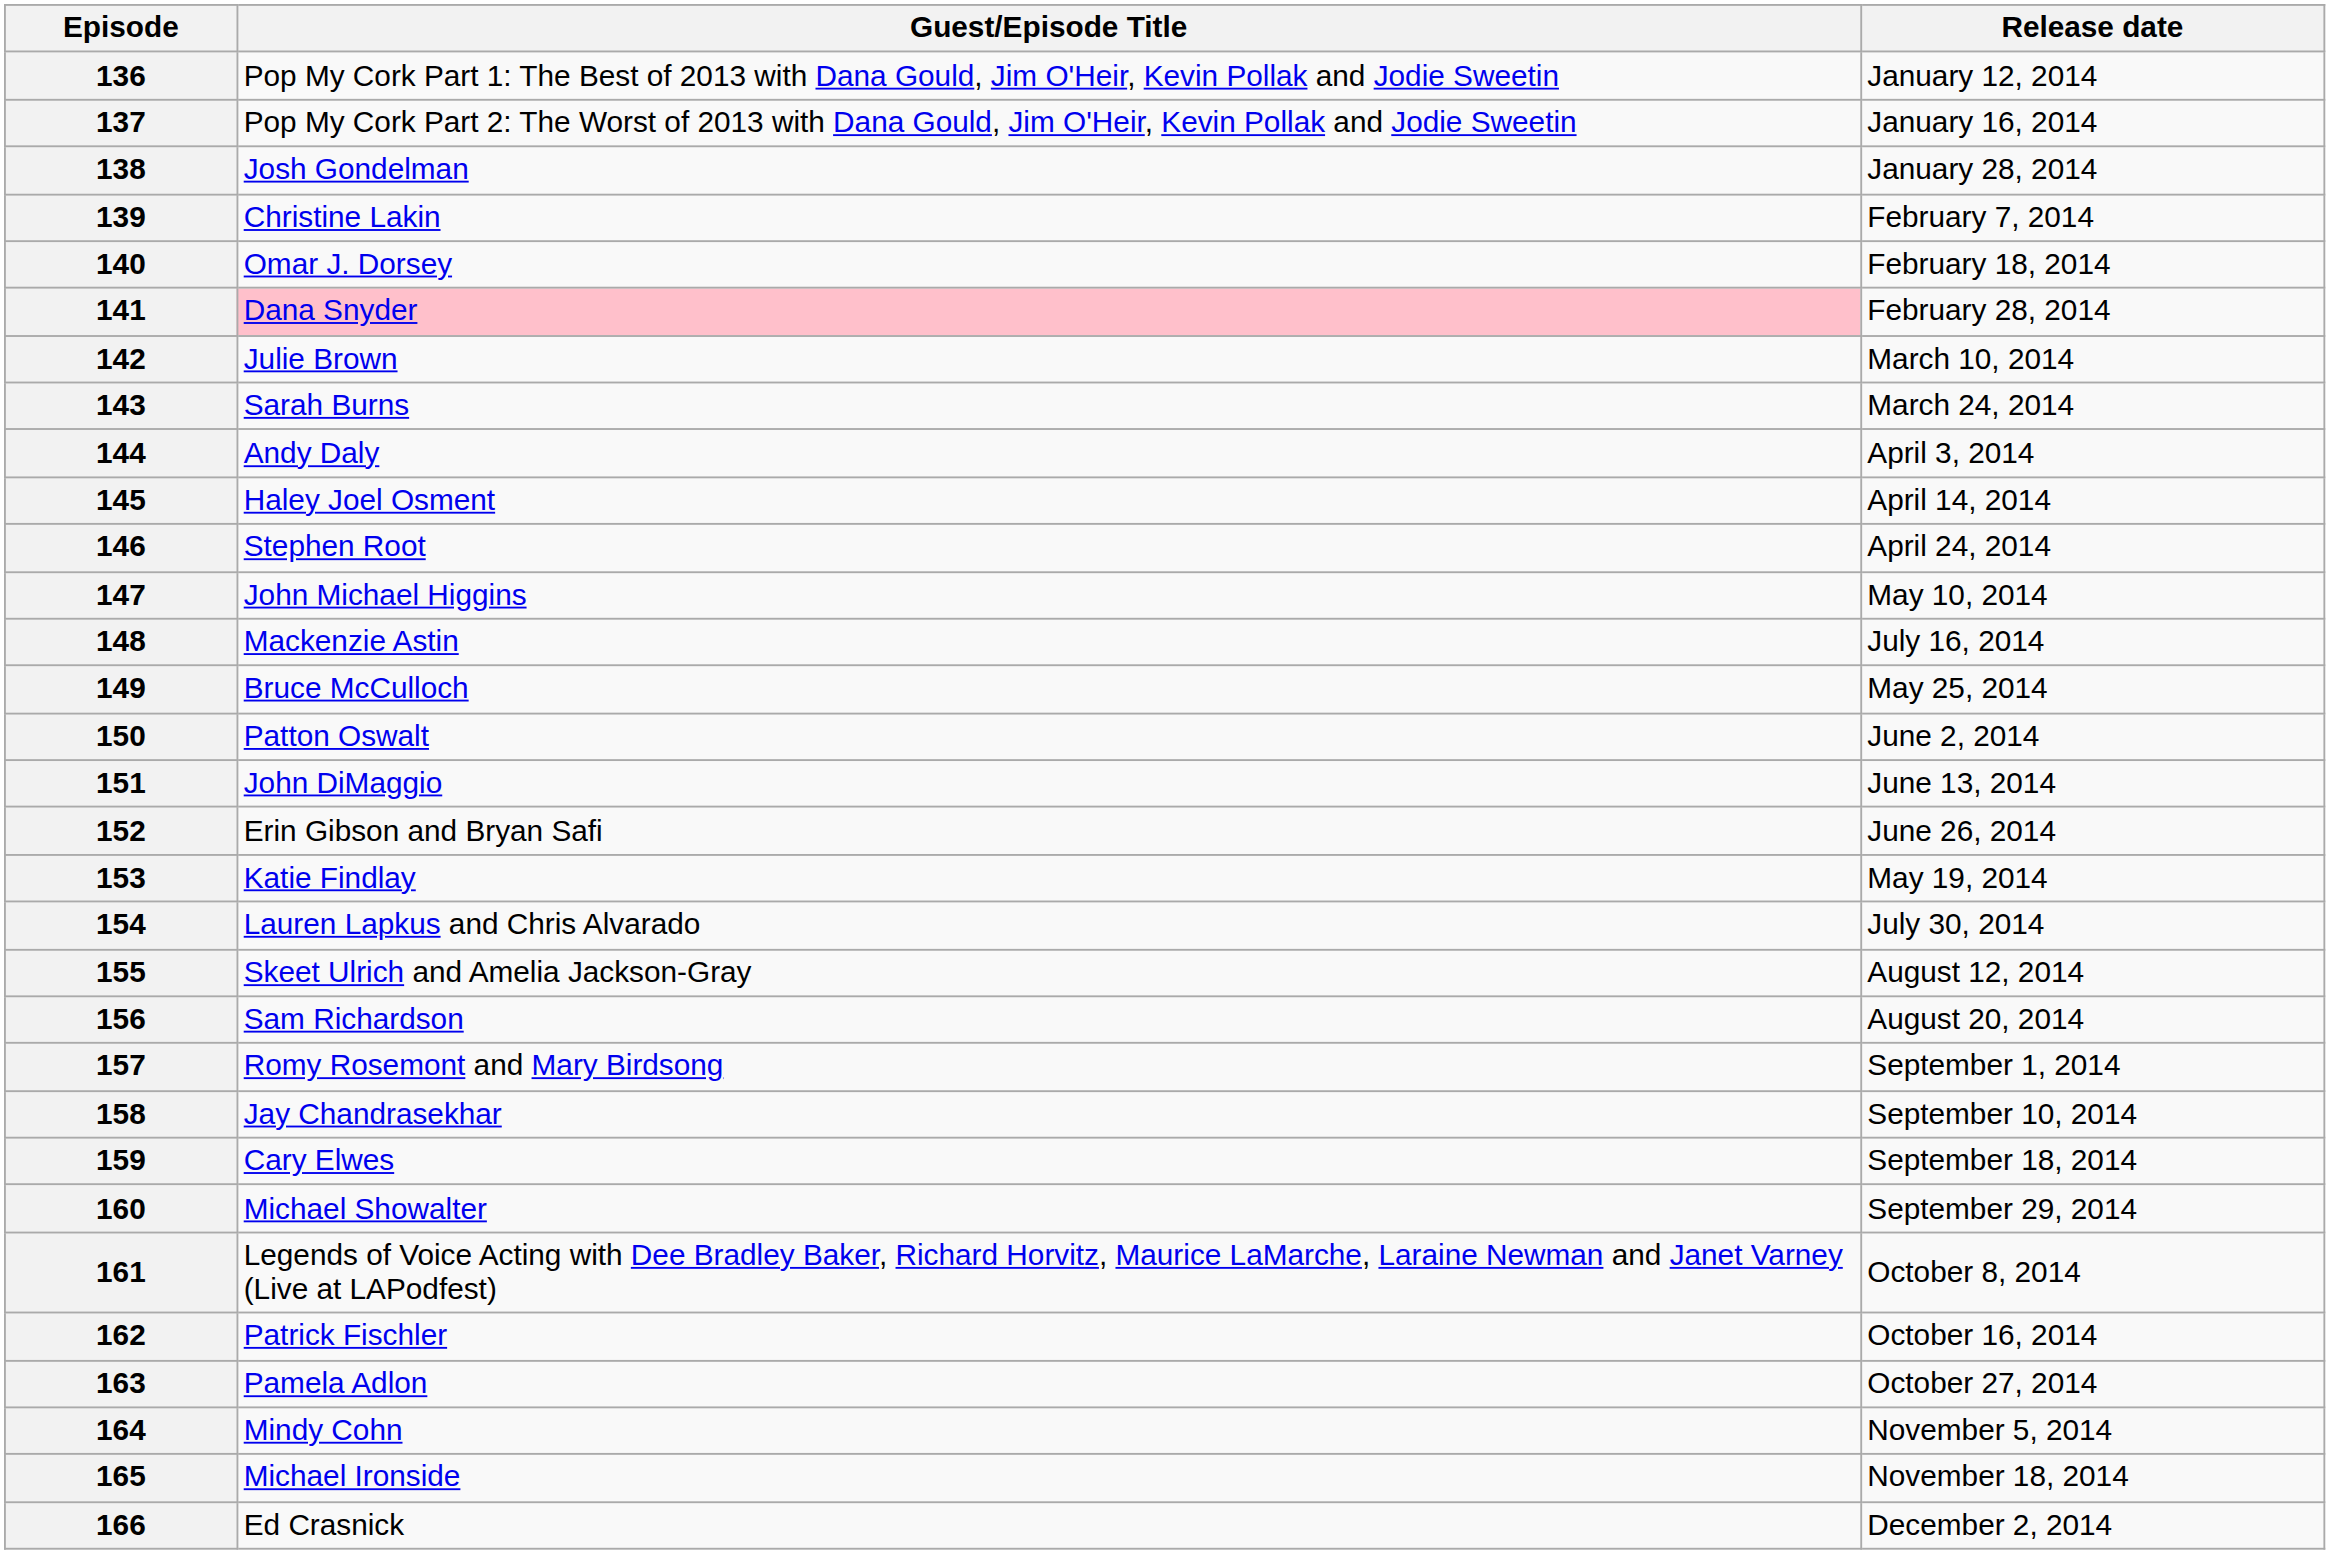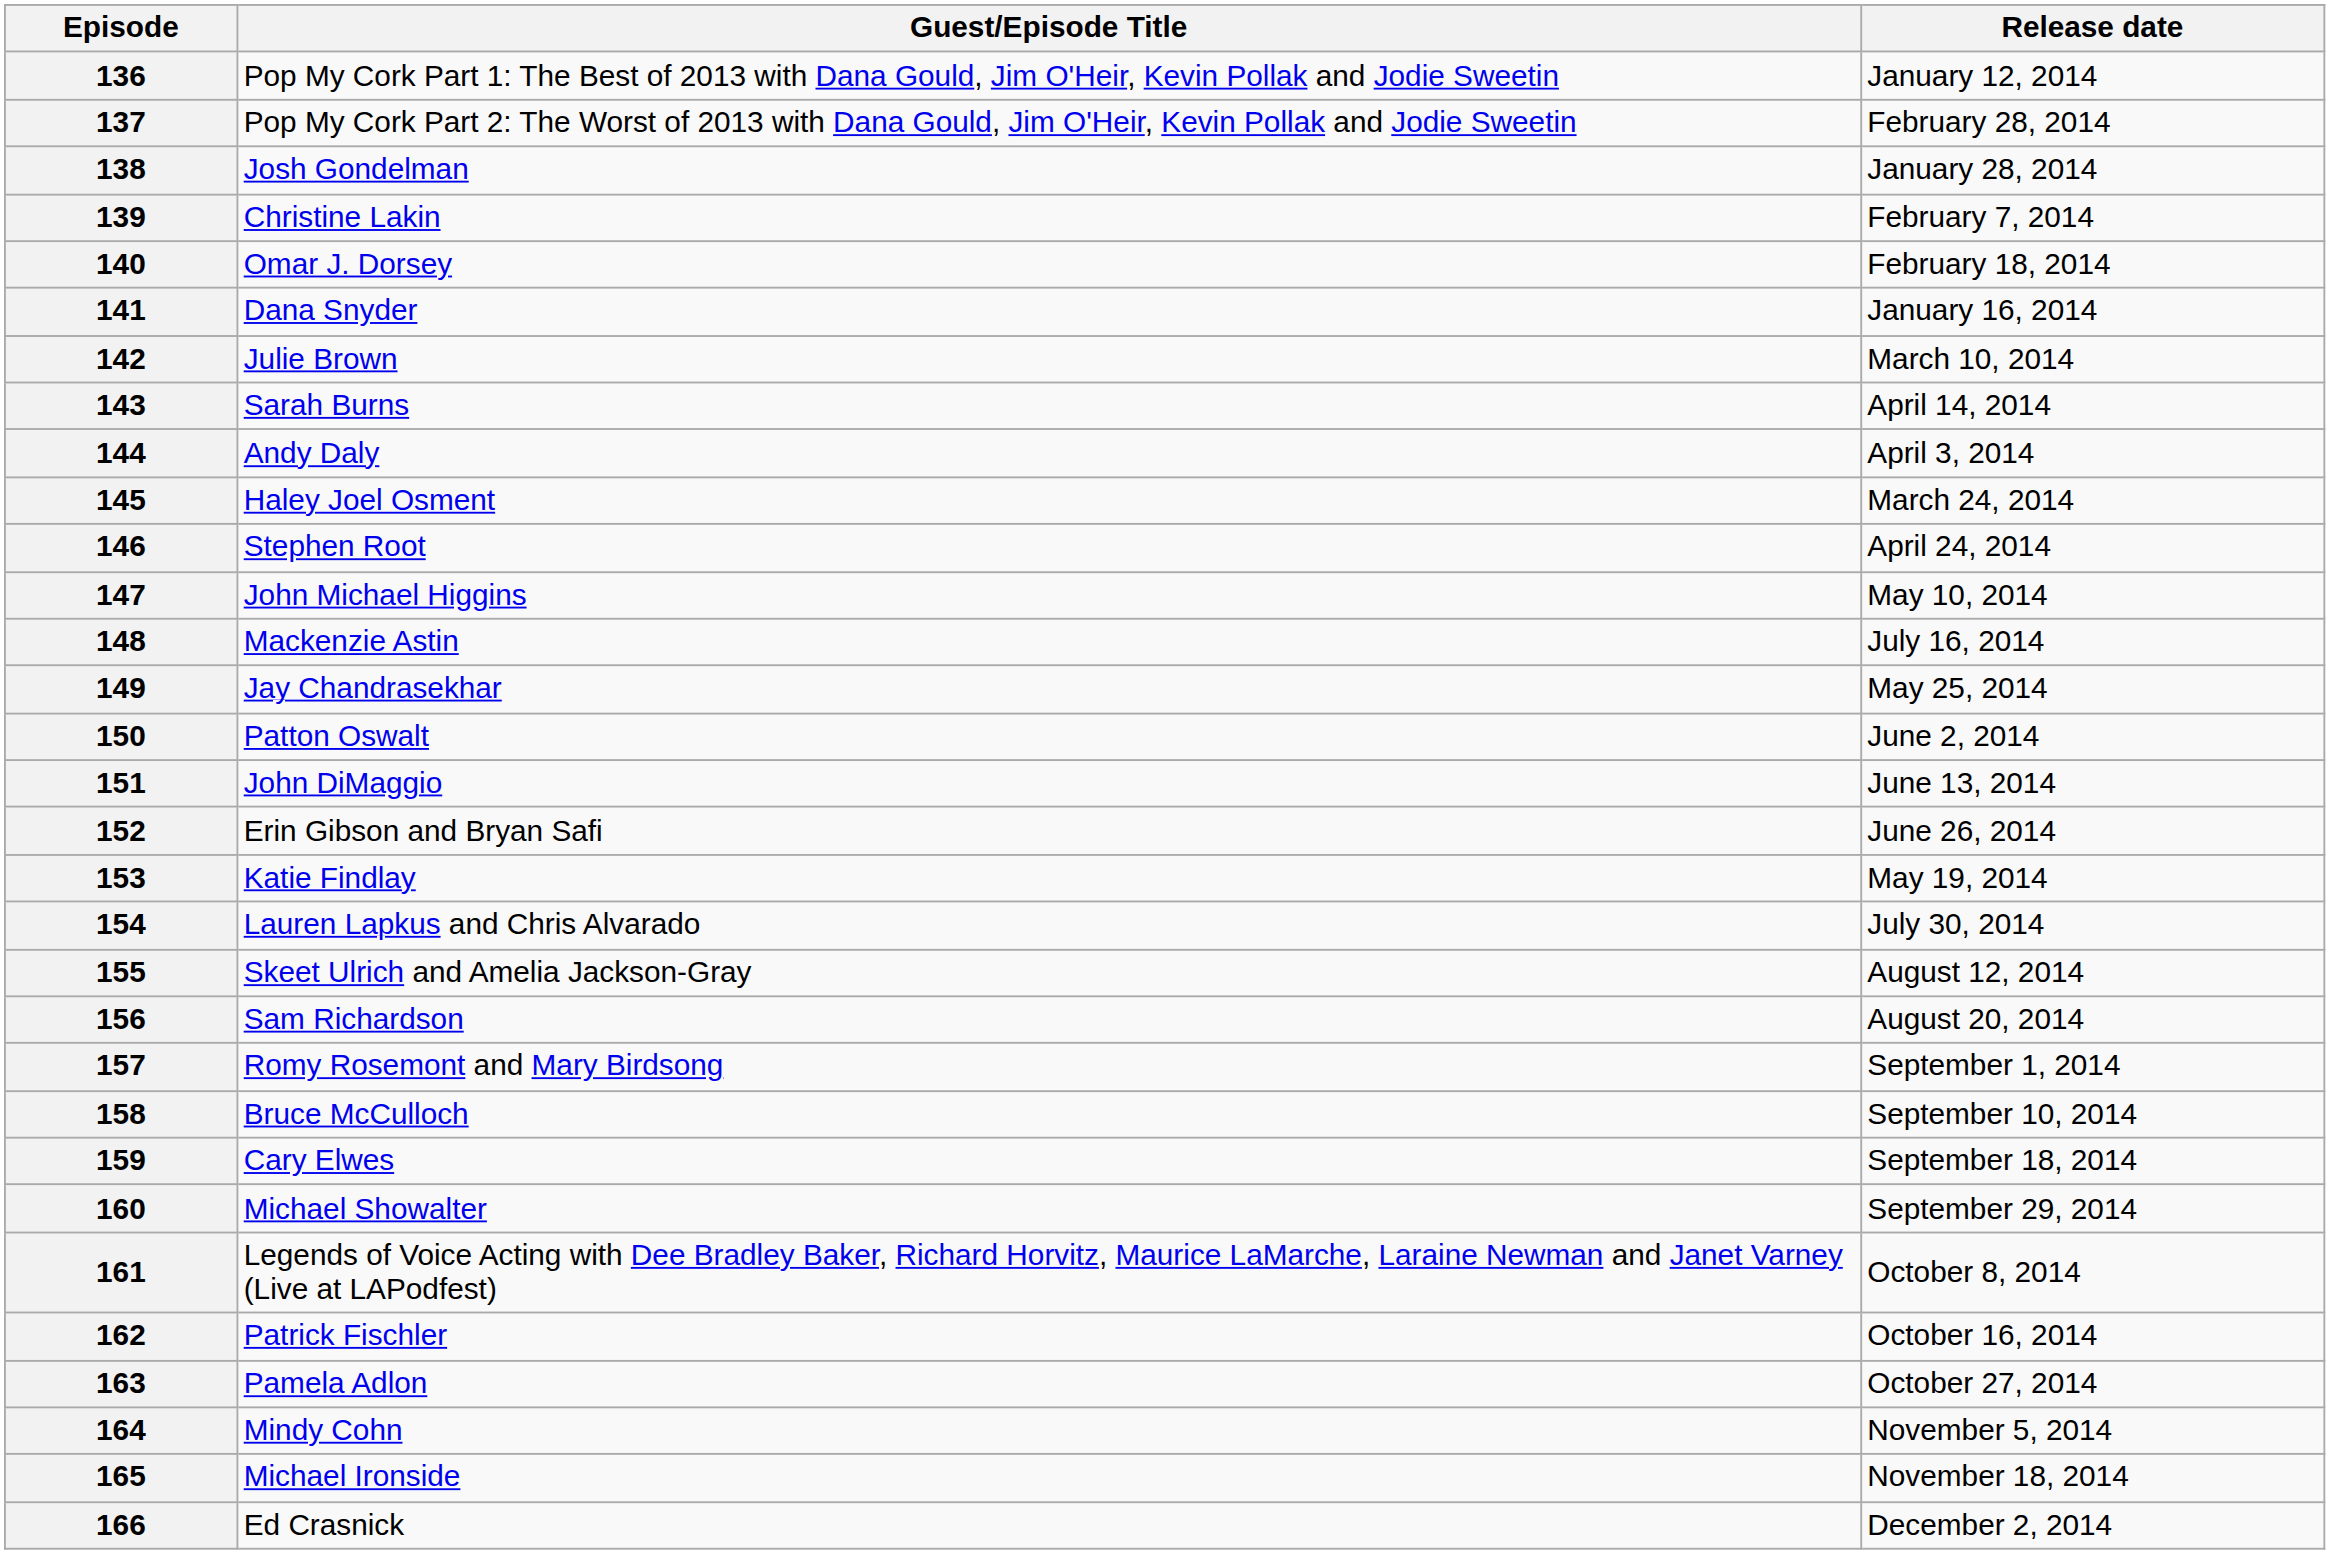(1982, 122) January 16, 2014 -> (1989, 122) February 28, 2014
(331, 311) pink background -> (331, 311) no background
(1989, 311) February 28, 2014 -> (1982, 311) January 16, 2014
(1971, 405) March 24, 2014 -> (1959, 405) April 14, 2014
(1959, 500) April 14, 2014 -> (1971, 500) March 24, 2014
(356, 688) Bruce McCulloch -> (373, 688) Jay Chandrasekhar
(373, 1113) Jay Chandrasekhar -> (356, 1113) Bruce McCulloch
